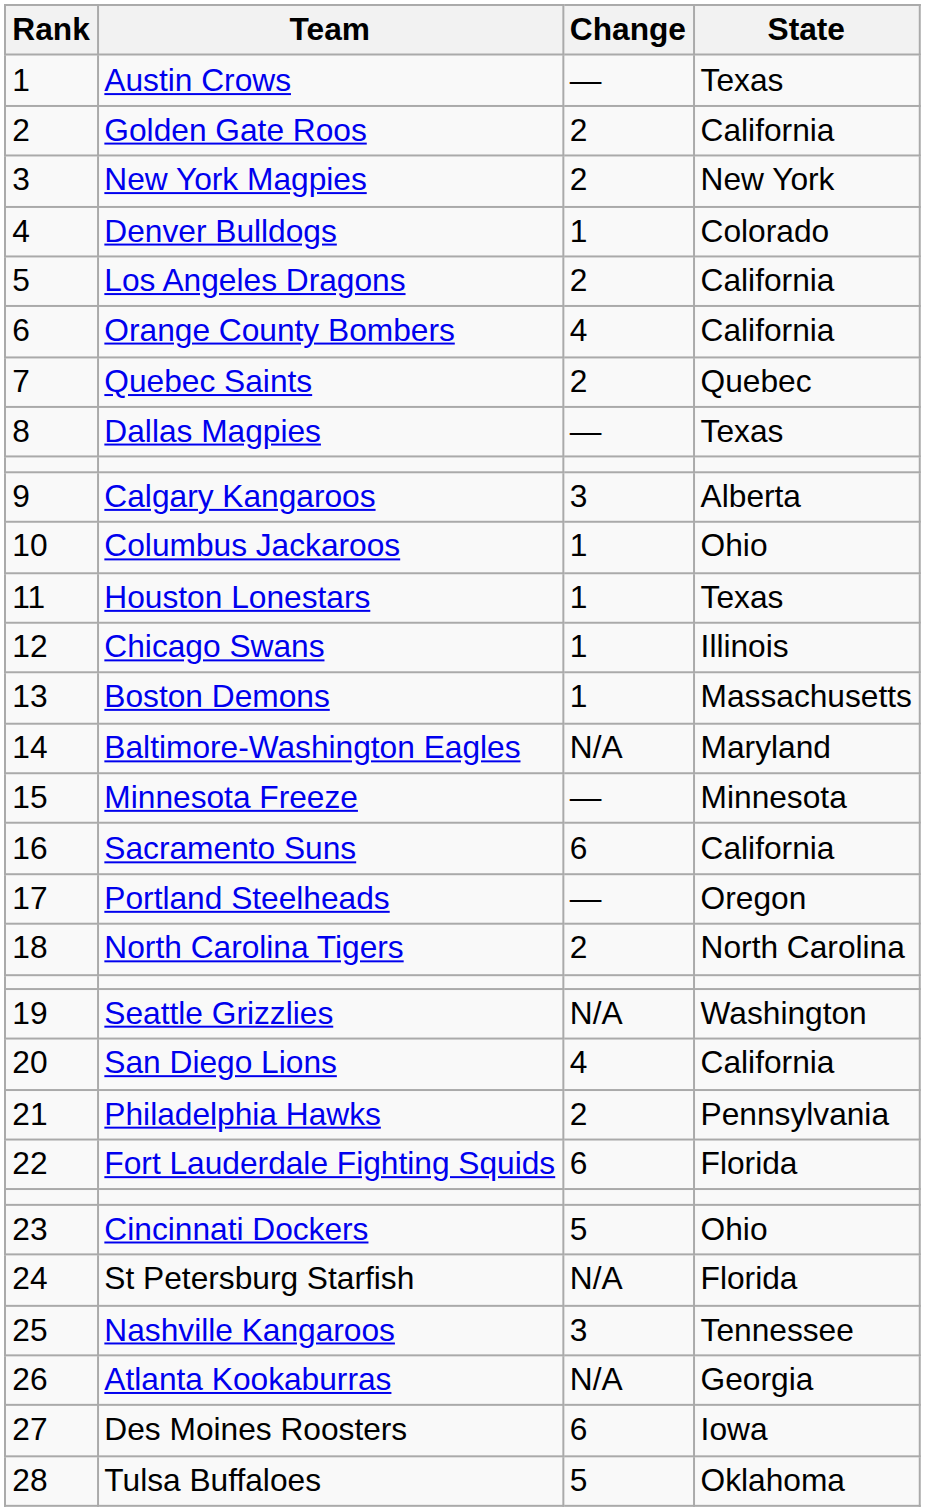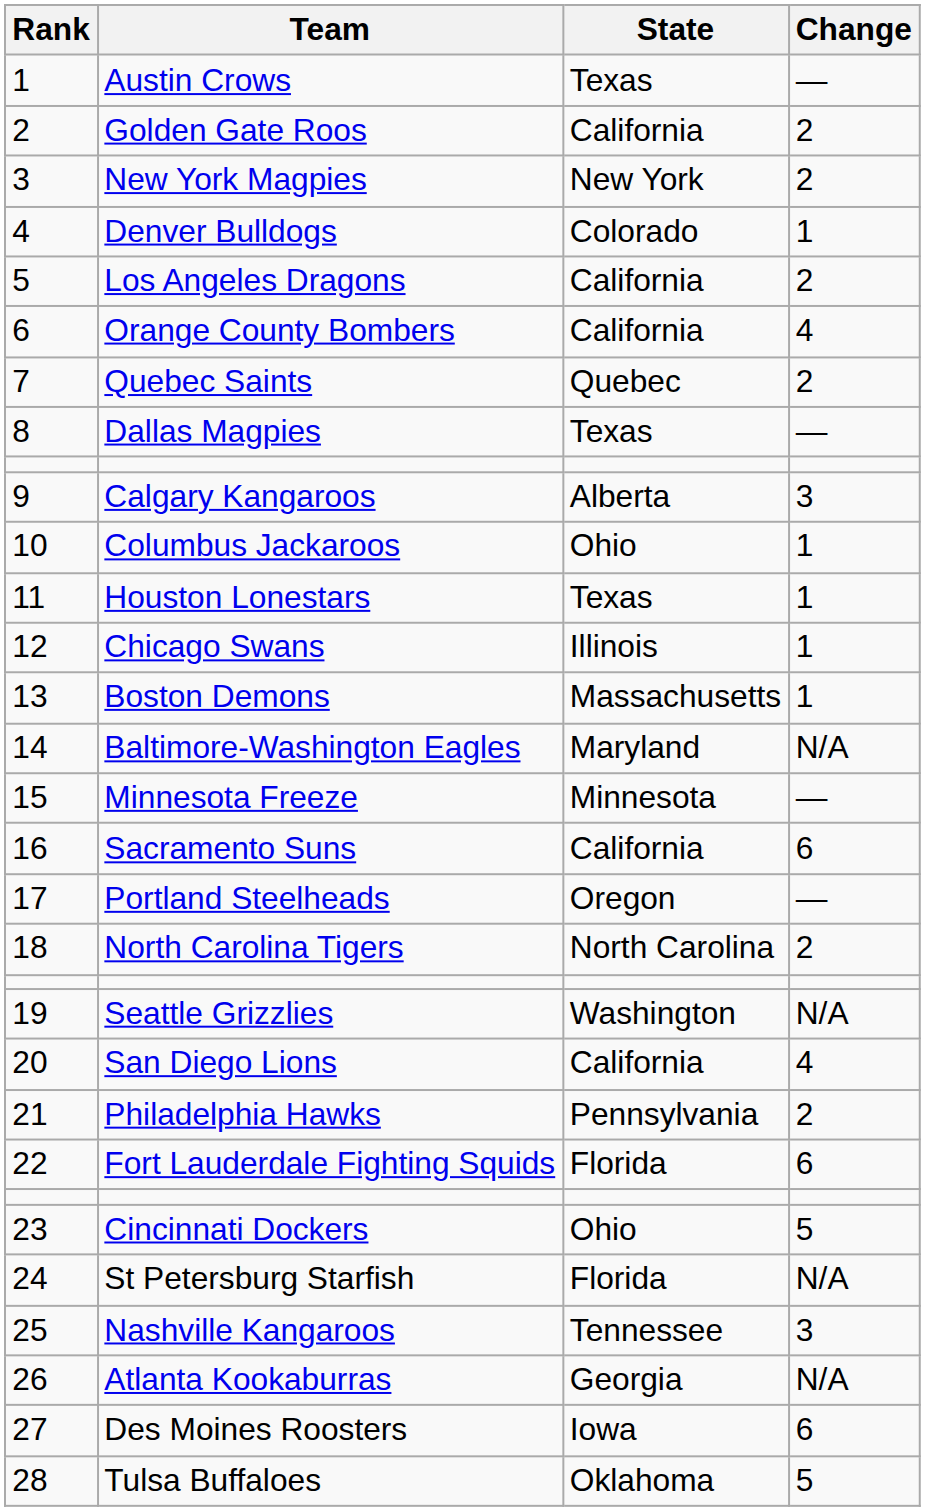columns swapped: (628, 29) <-> (806, 29)
